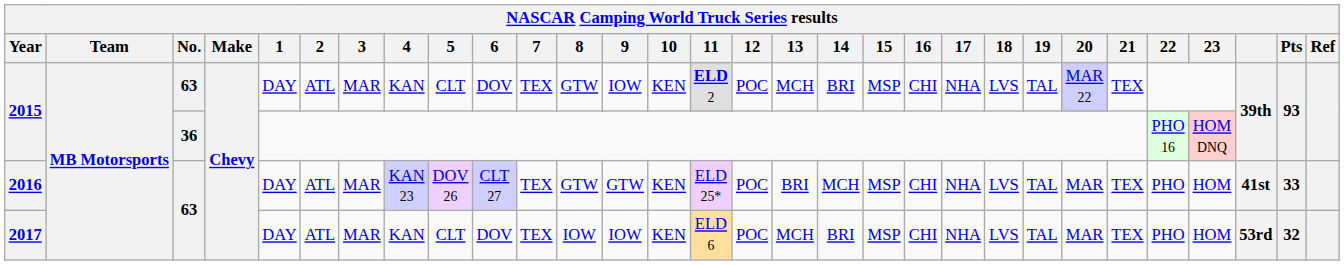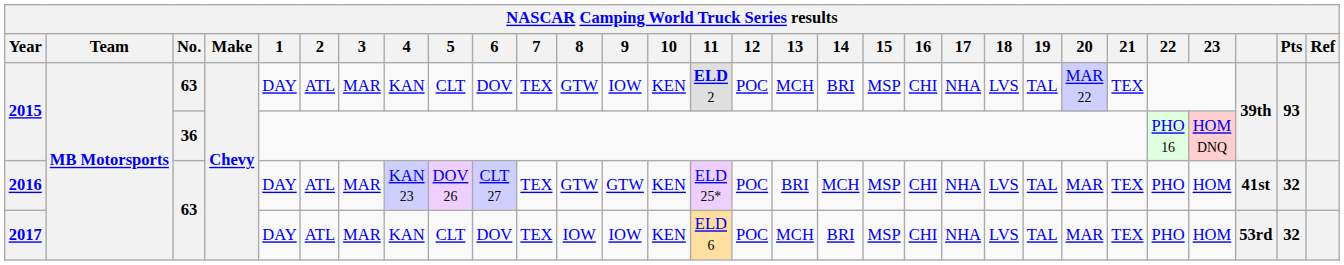(1291, 185) 33 -> (1291, 185) 32
